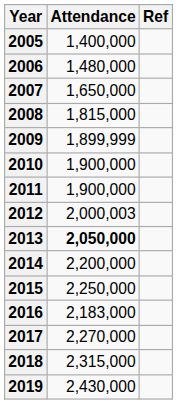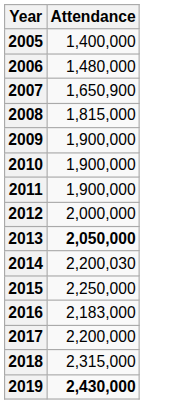- column: (156, 16)
(101, 90) 1,650,000 -> (101, 90) 1,650,900
(101, 140) 1,899,999 -> (101, 140) 1,900,000
(101, 214) 2,000,003 -> (101, 214) 2,000,000
(101, 263) 2,200,000 -> (101, 263) 2,200,030
(101, 337) 2,270,000 -> (101, 337) 2,200,000
(101, 386) normal -> (101, 386) bold
